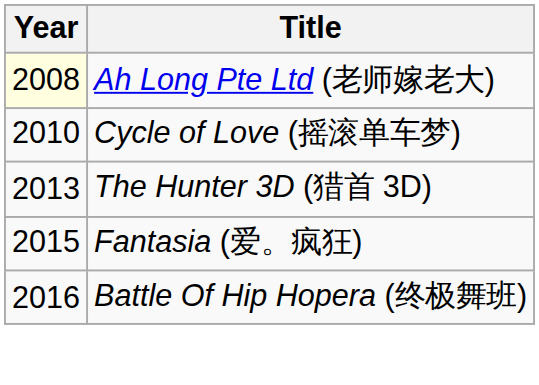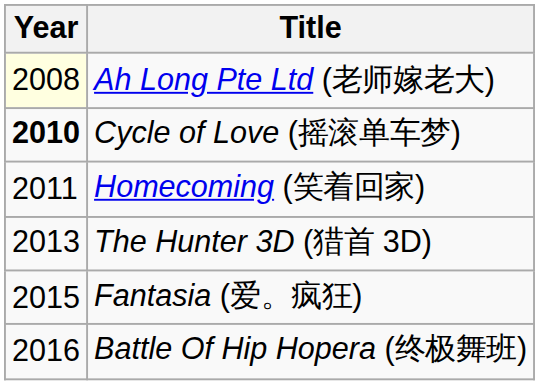(46, 134) normal -> (46, 134) bold
+ row: (260, 187)
